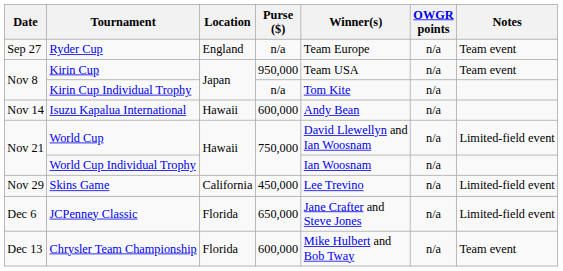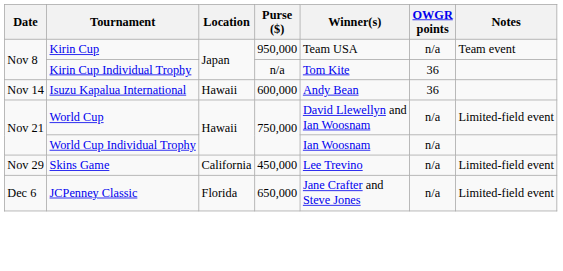- row: (76, 49)
(434, 90) n/a -> (433, 70) 36
(434, 110) n/a -> (433, 90) 36
- row: (123, 248)
